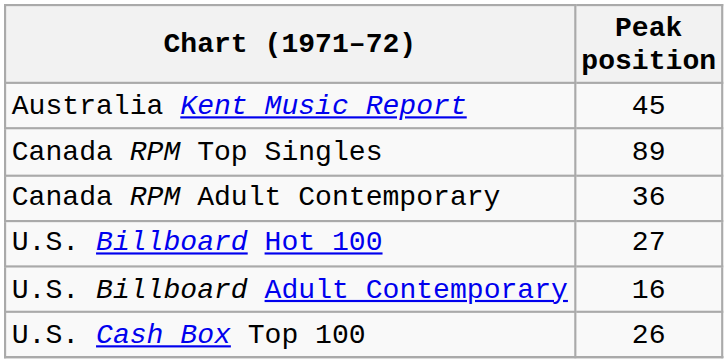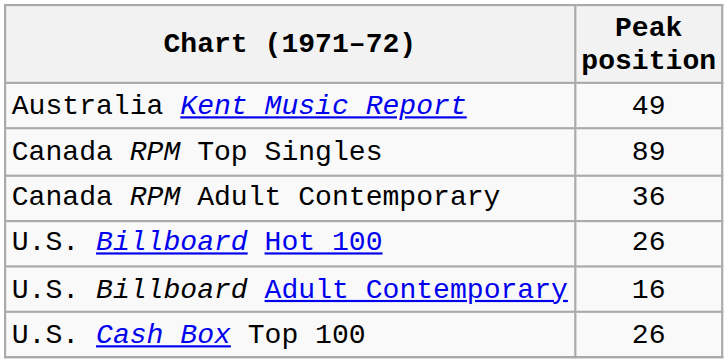(649, 106) 45 -> (649, 106) 49
(649, 243) 27 -> (649, 243) 26
